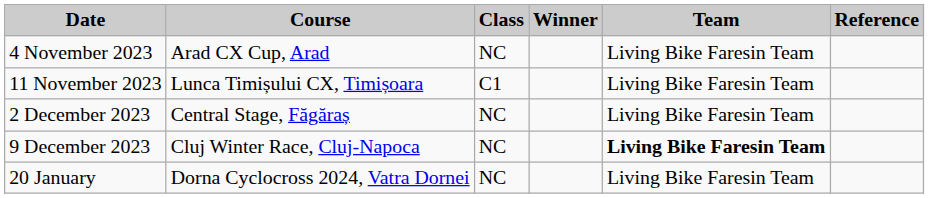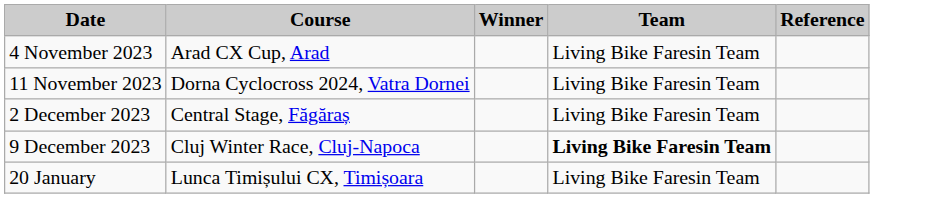- column: (501, 20)
(297, 83) Lunca Timișului CX, Timișoara -> (320, 83) Dorna Cyclocross 2024, Vatra Dornei
(320, 177) Dorna Cyclocross 2024, Vatra Dornei -> (297, 177) Lunca Timișului CX, Timișoara
